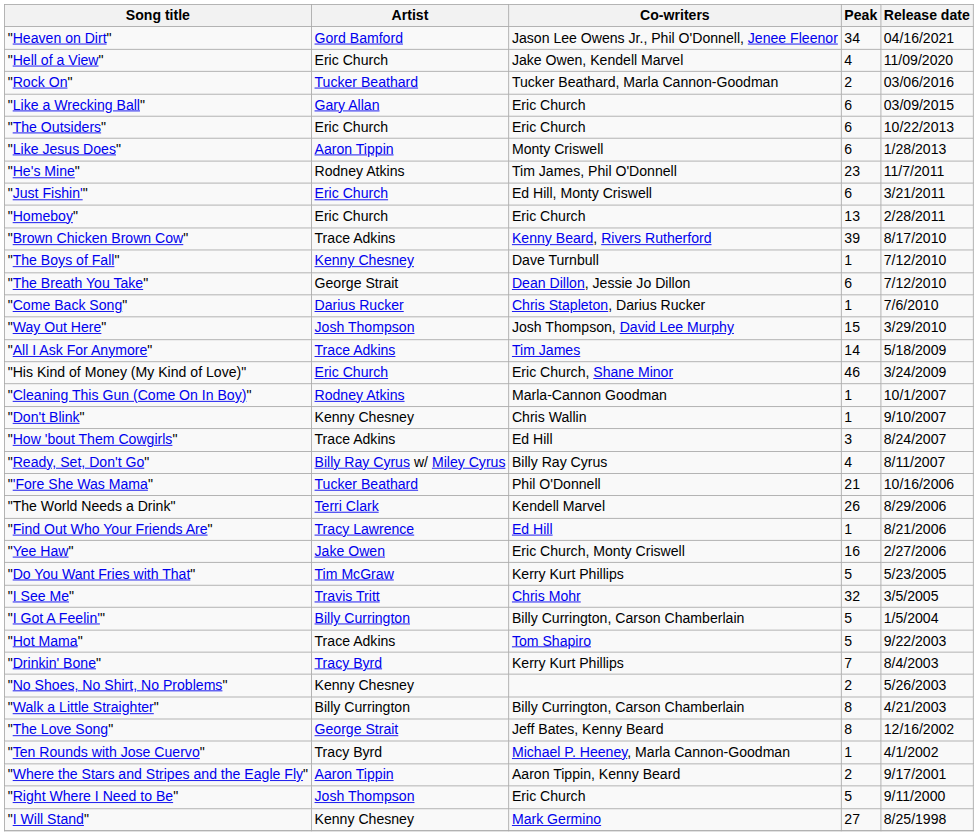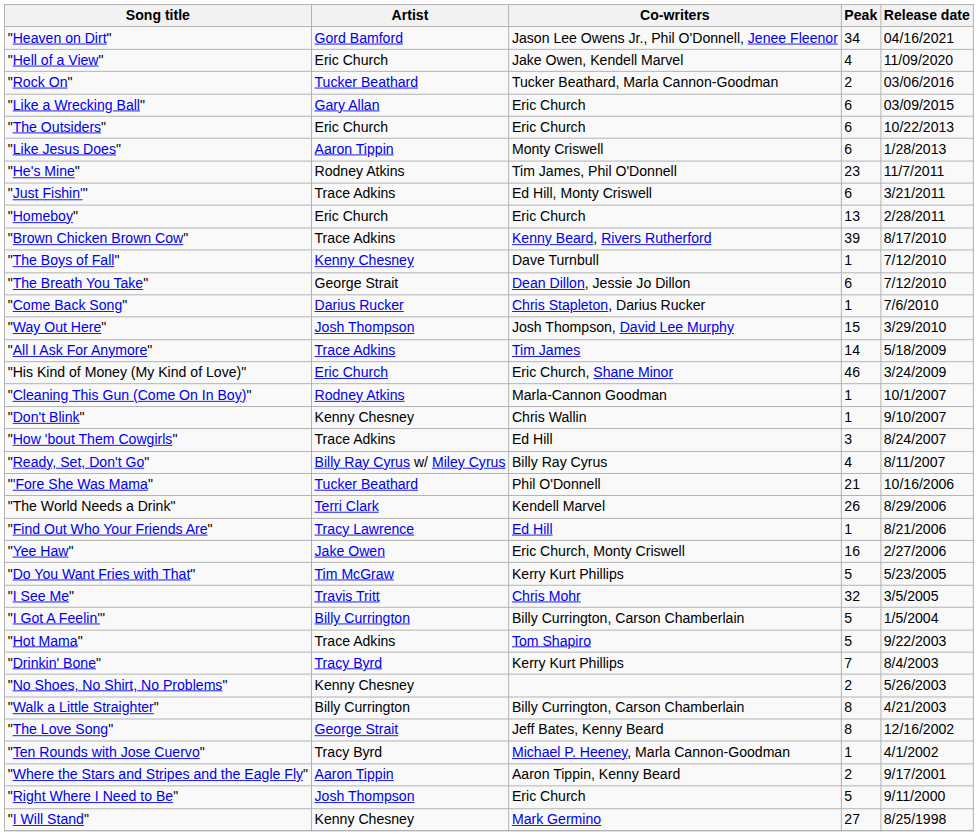(351, 194) Eric Church -> (355, 194) Trace Adkins
